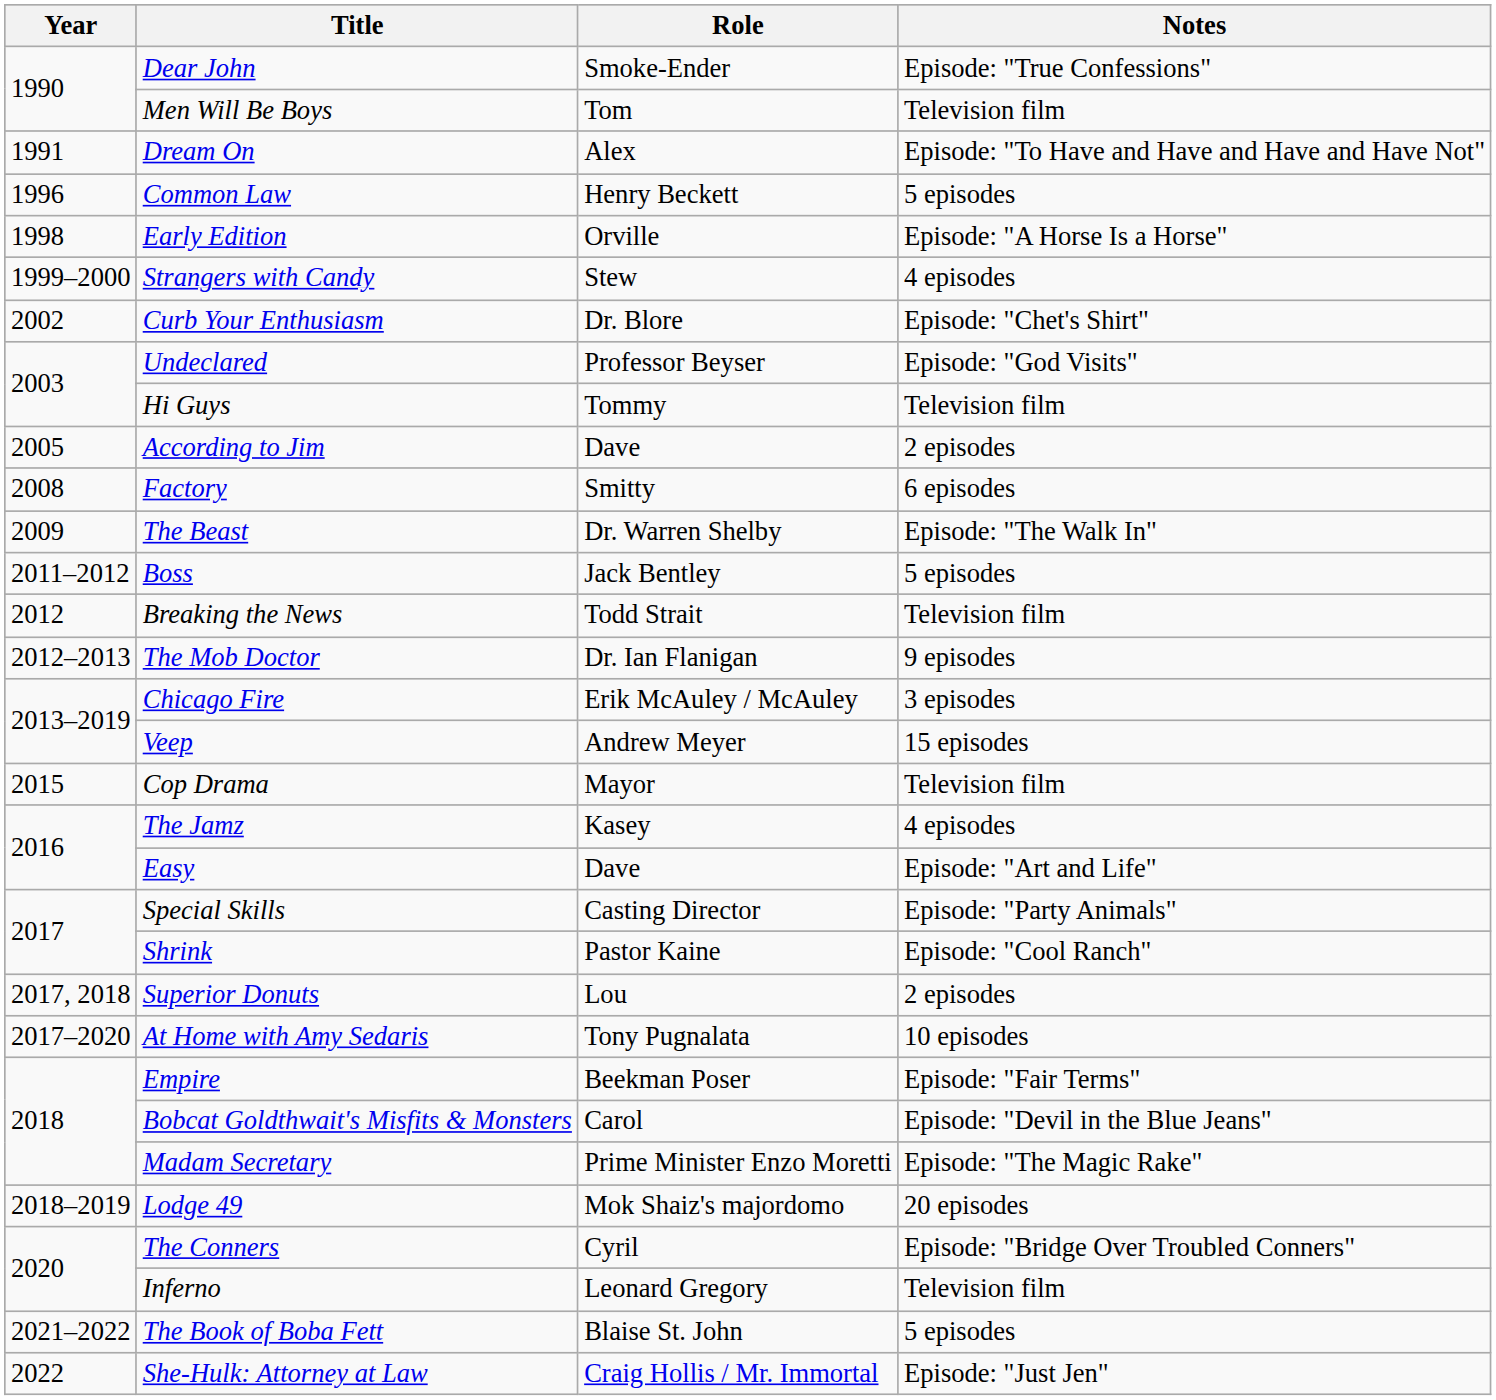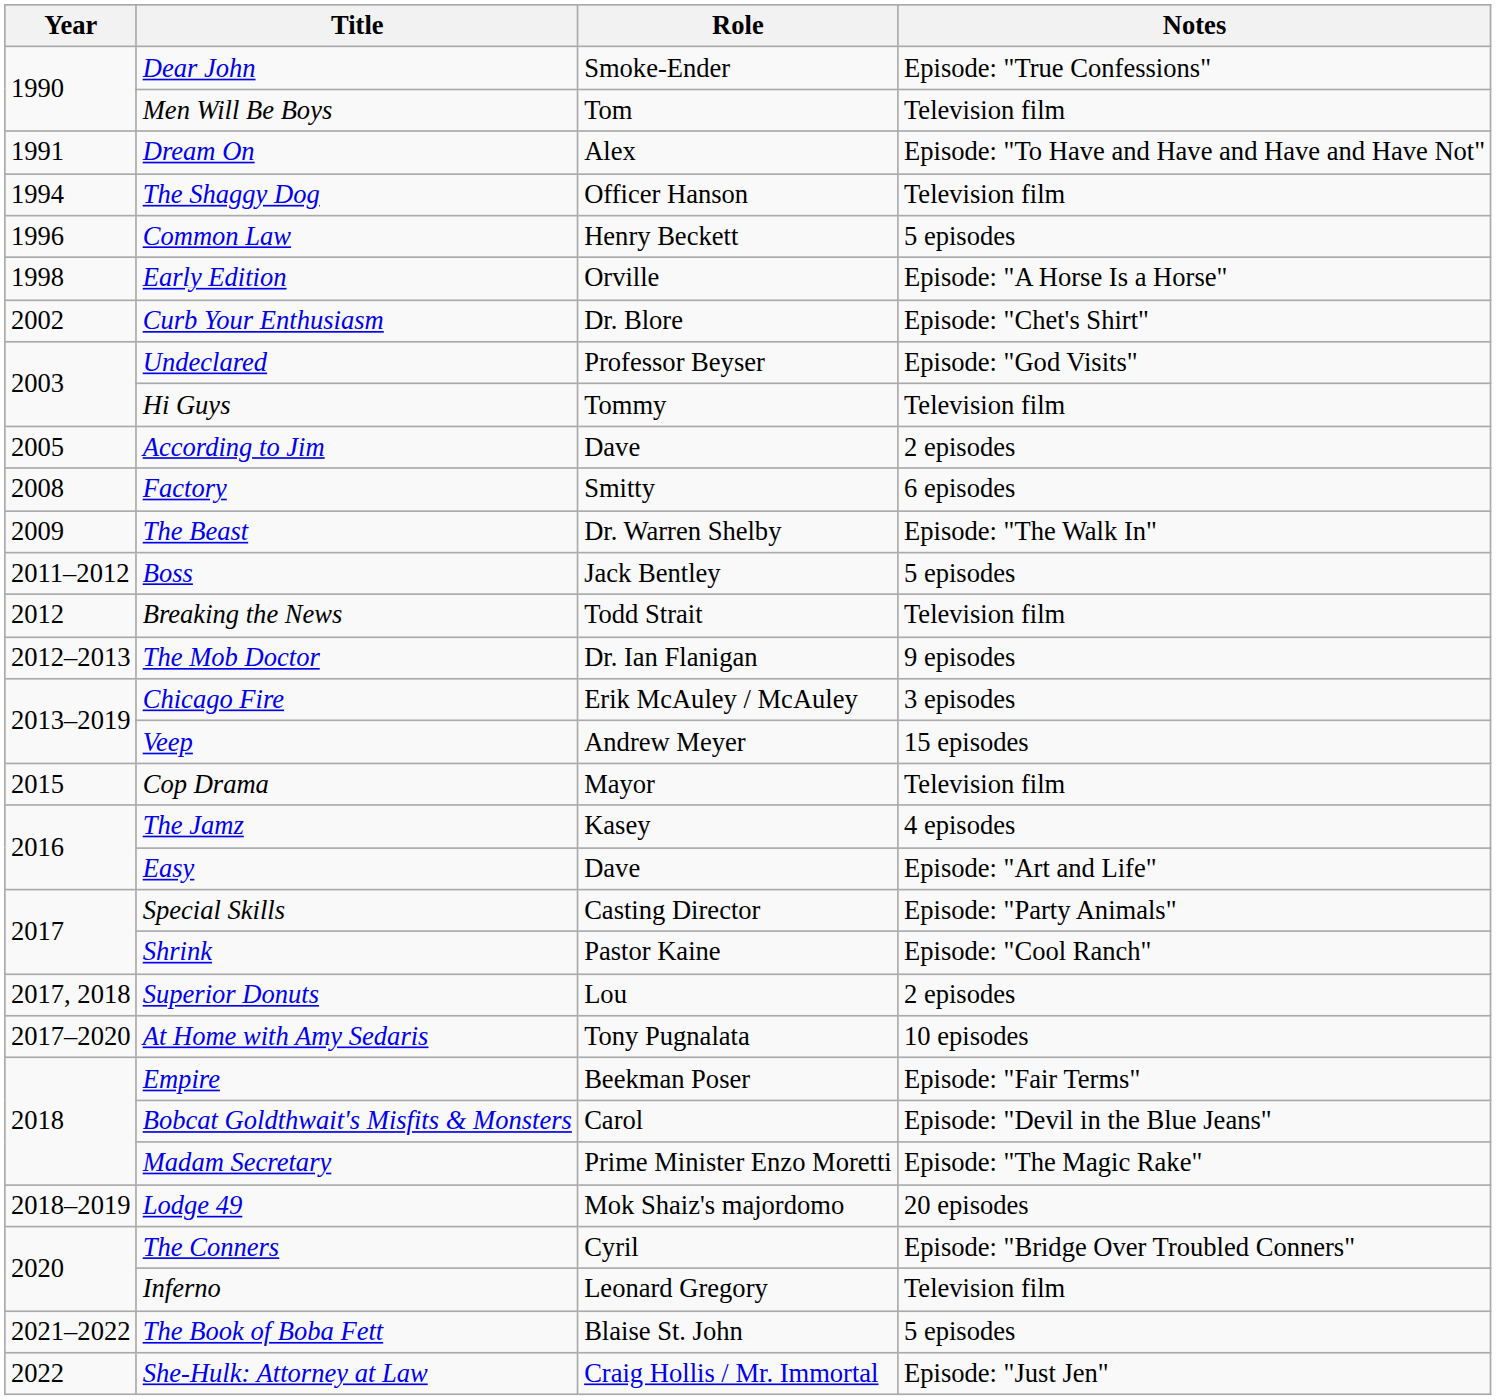+ row: (231, 194)
- row: (259, 278)
